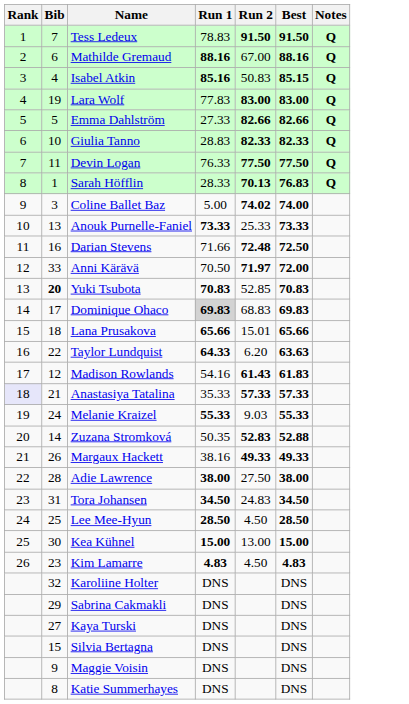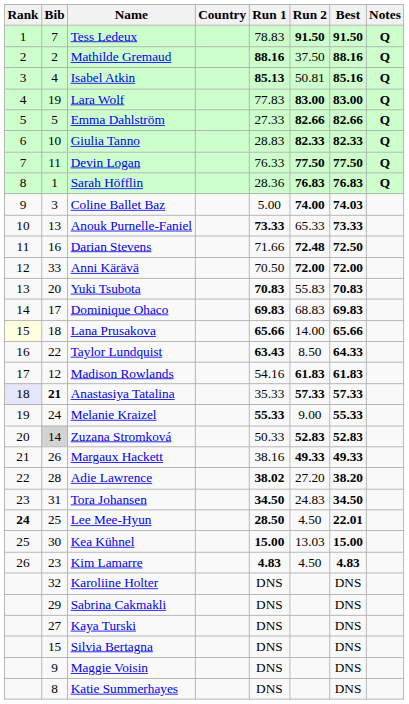+ column: (222, 15)
(55, 57) 6 -> (55, 57) 2
(256, 57) 67.00 -> (310, 57) 37.50
(215, 78) 85.16 -> (269, 78) 85.13
(256, 78) 50.83 -> (310, 78) 50.81
(294, 78) 85.15 -> (348, 78) 85.16
(215, 183) 28.33 -> (269, 183) 28.36
(256, 183) 70.13 -> (310, 183) 76.83
(256, 204) 74.02 -> (310, 204) 74.00
(294, 204) 74.00 -> (348, 204) 74.03
(256, 225) 25.33 -> (310, 225) 65.33
(256, 267) 71.97 -> (310, 267) 72.00
(55, 288) bold -> (55, 288) normal
(256, 288) 52.85 -> (310, 288) 55.83
(215, 309) lightgrey background -> (269, 309) no background
(23, 330) no background -> (23, 330) lightyellow background
(256, 330) 15.01 -> (310, 330) 14.00
(215, 352) 64.33 -> (269, 352) 63.43
(256, 352) 6.20 -> (310, 352) 8.50
(294, 352) 63.63 -> (348, 352) 64.33
(256, 373) 61.43 -> (310, 373) 61.83
(55, 394) normal -> (55, 394) bold
(256, 415) 9.03 -> (310, 415) 9.00
(55, 436) no background -> (55, 436) lightgrey background
(215, 436) 50.35 -> (269, 436) 50.33
(294, 436) 52.88 -> (348, 436) 52.83
(215, 478) 38.00 -> (269, 478) 38.02
(256, 478) 27.50 -> (310, 478) 27.20
(294, 478) 38.00 -> (348, 478) 38.20
(23, 520) normal -> (23, 520) bold
(294, 520) 28.50 -> (348, 520) 22.01
(256, 541) 13.00 -> (310, 541) 13.03
